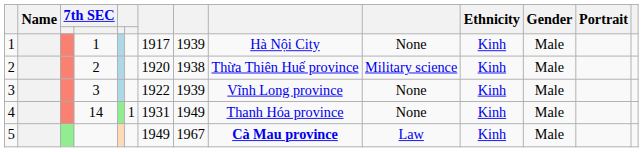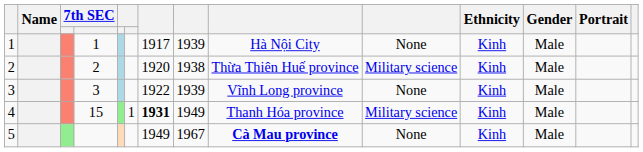(96, 112) 14 -> (96, 112) 15
(156, 112) normal -> (156, 112) bold
(411, 112) None -> (411, 112) Military science
(411, 135) Law -> (411, 135) None
